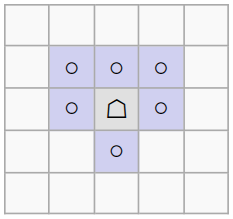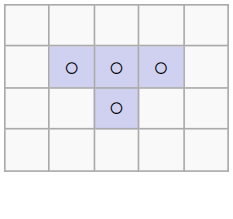- row: (72, 108)
